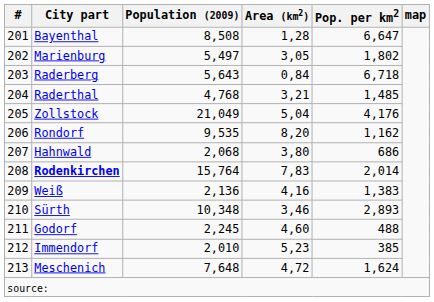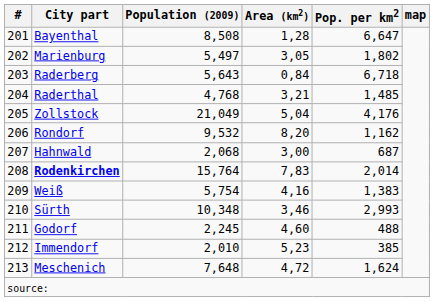(222, 133) 9,535 -> (222, 133) 9,532
(295, 152) 3,80 -> (295, 152) 3,00
(388, 152) 686 -> (388, 152) 687
(222, 191) 2,136 -> (222, 191) 5,754
(381, 210) 2,893 -> (381, 210) 2,993
